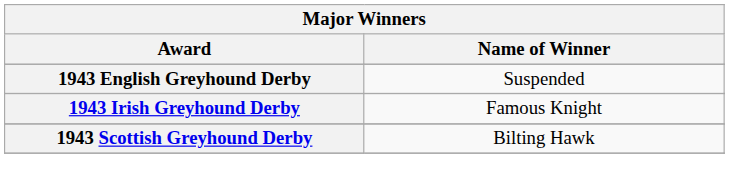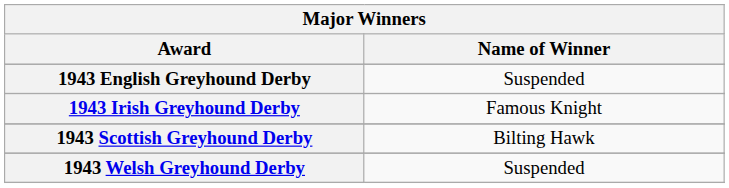+ row: (184, 167)
